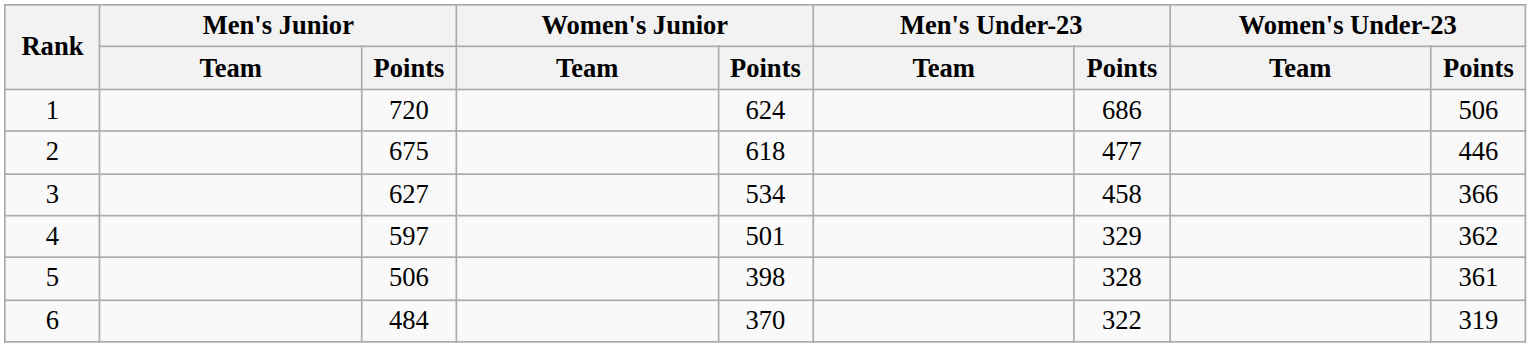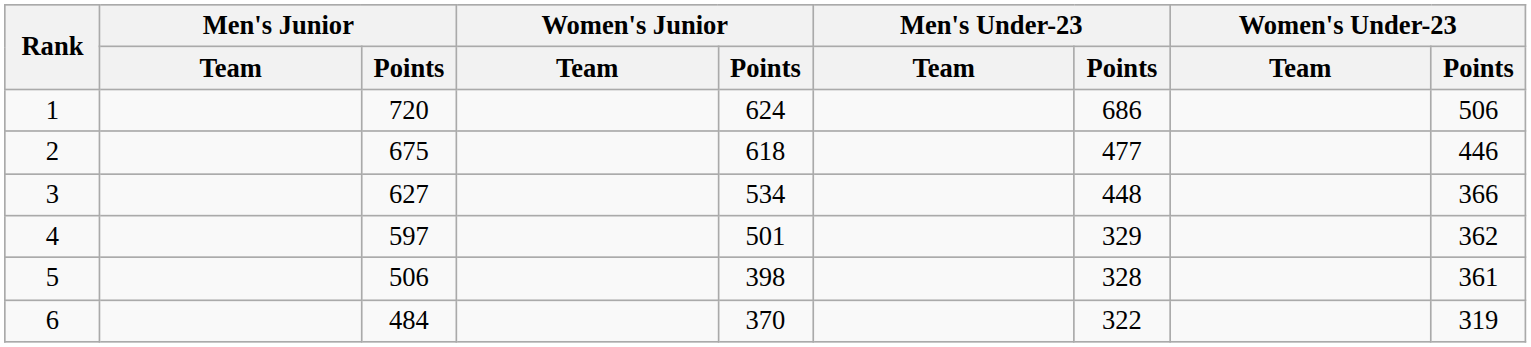(1122, 194) 458 -> (1122, 194) 448
